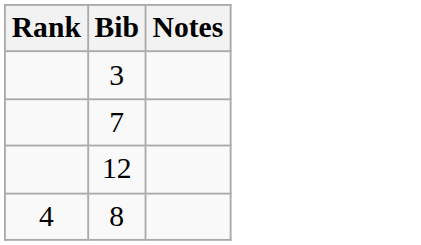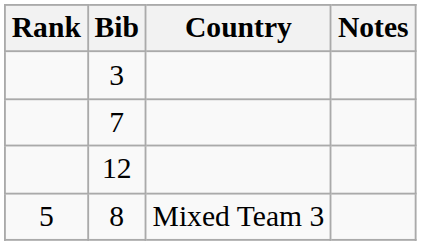+ column: (238, 27)
(46, 215) 4 -> (46, 215) 5
